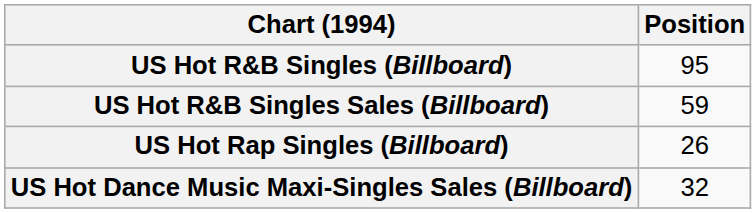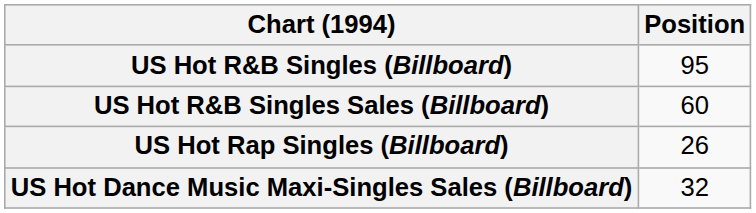(695, 106) 59 -> (695, 106) 60
